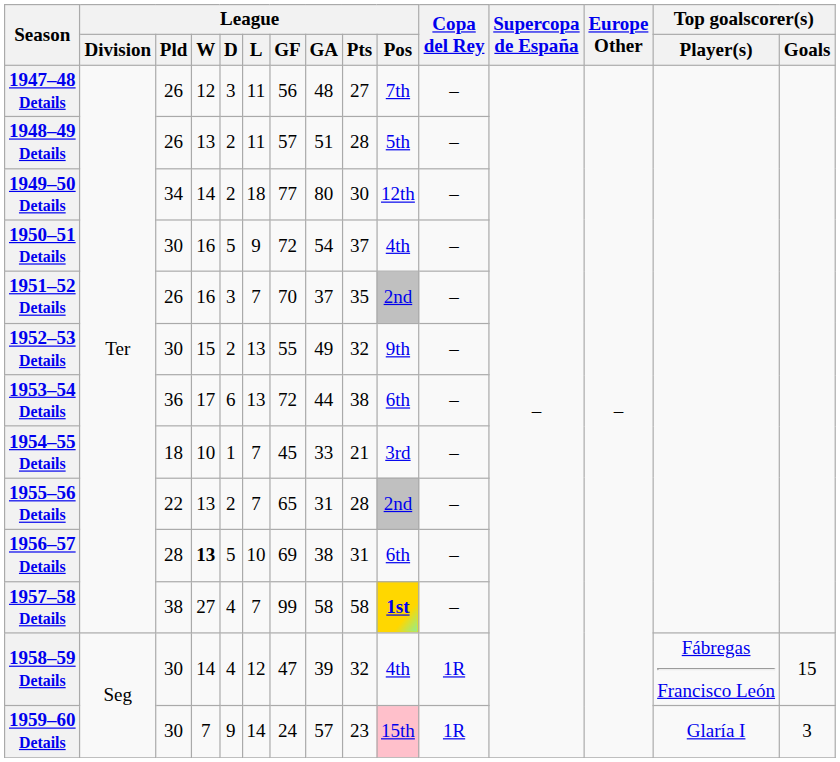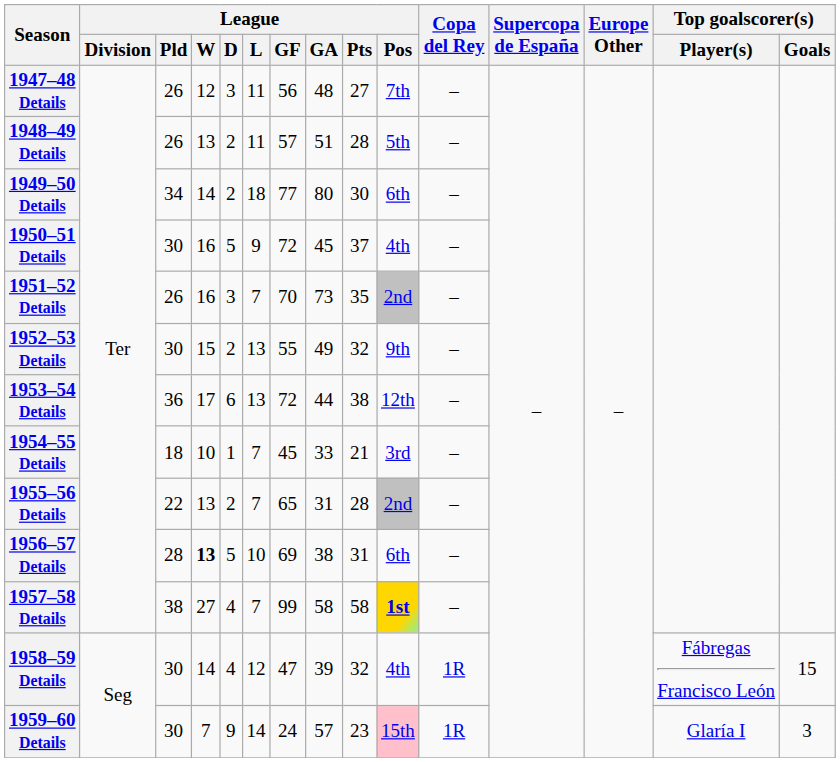(398, 193) 12th -> (398, 193) 6th
(324, 245) 54 -> (324, 245) 45
(324, 297) 37 -> (324, 297) 73
(398, 400) 6th -> (398, 400) 12th
